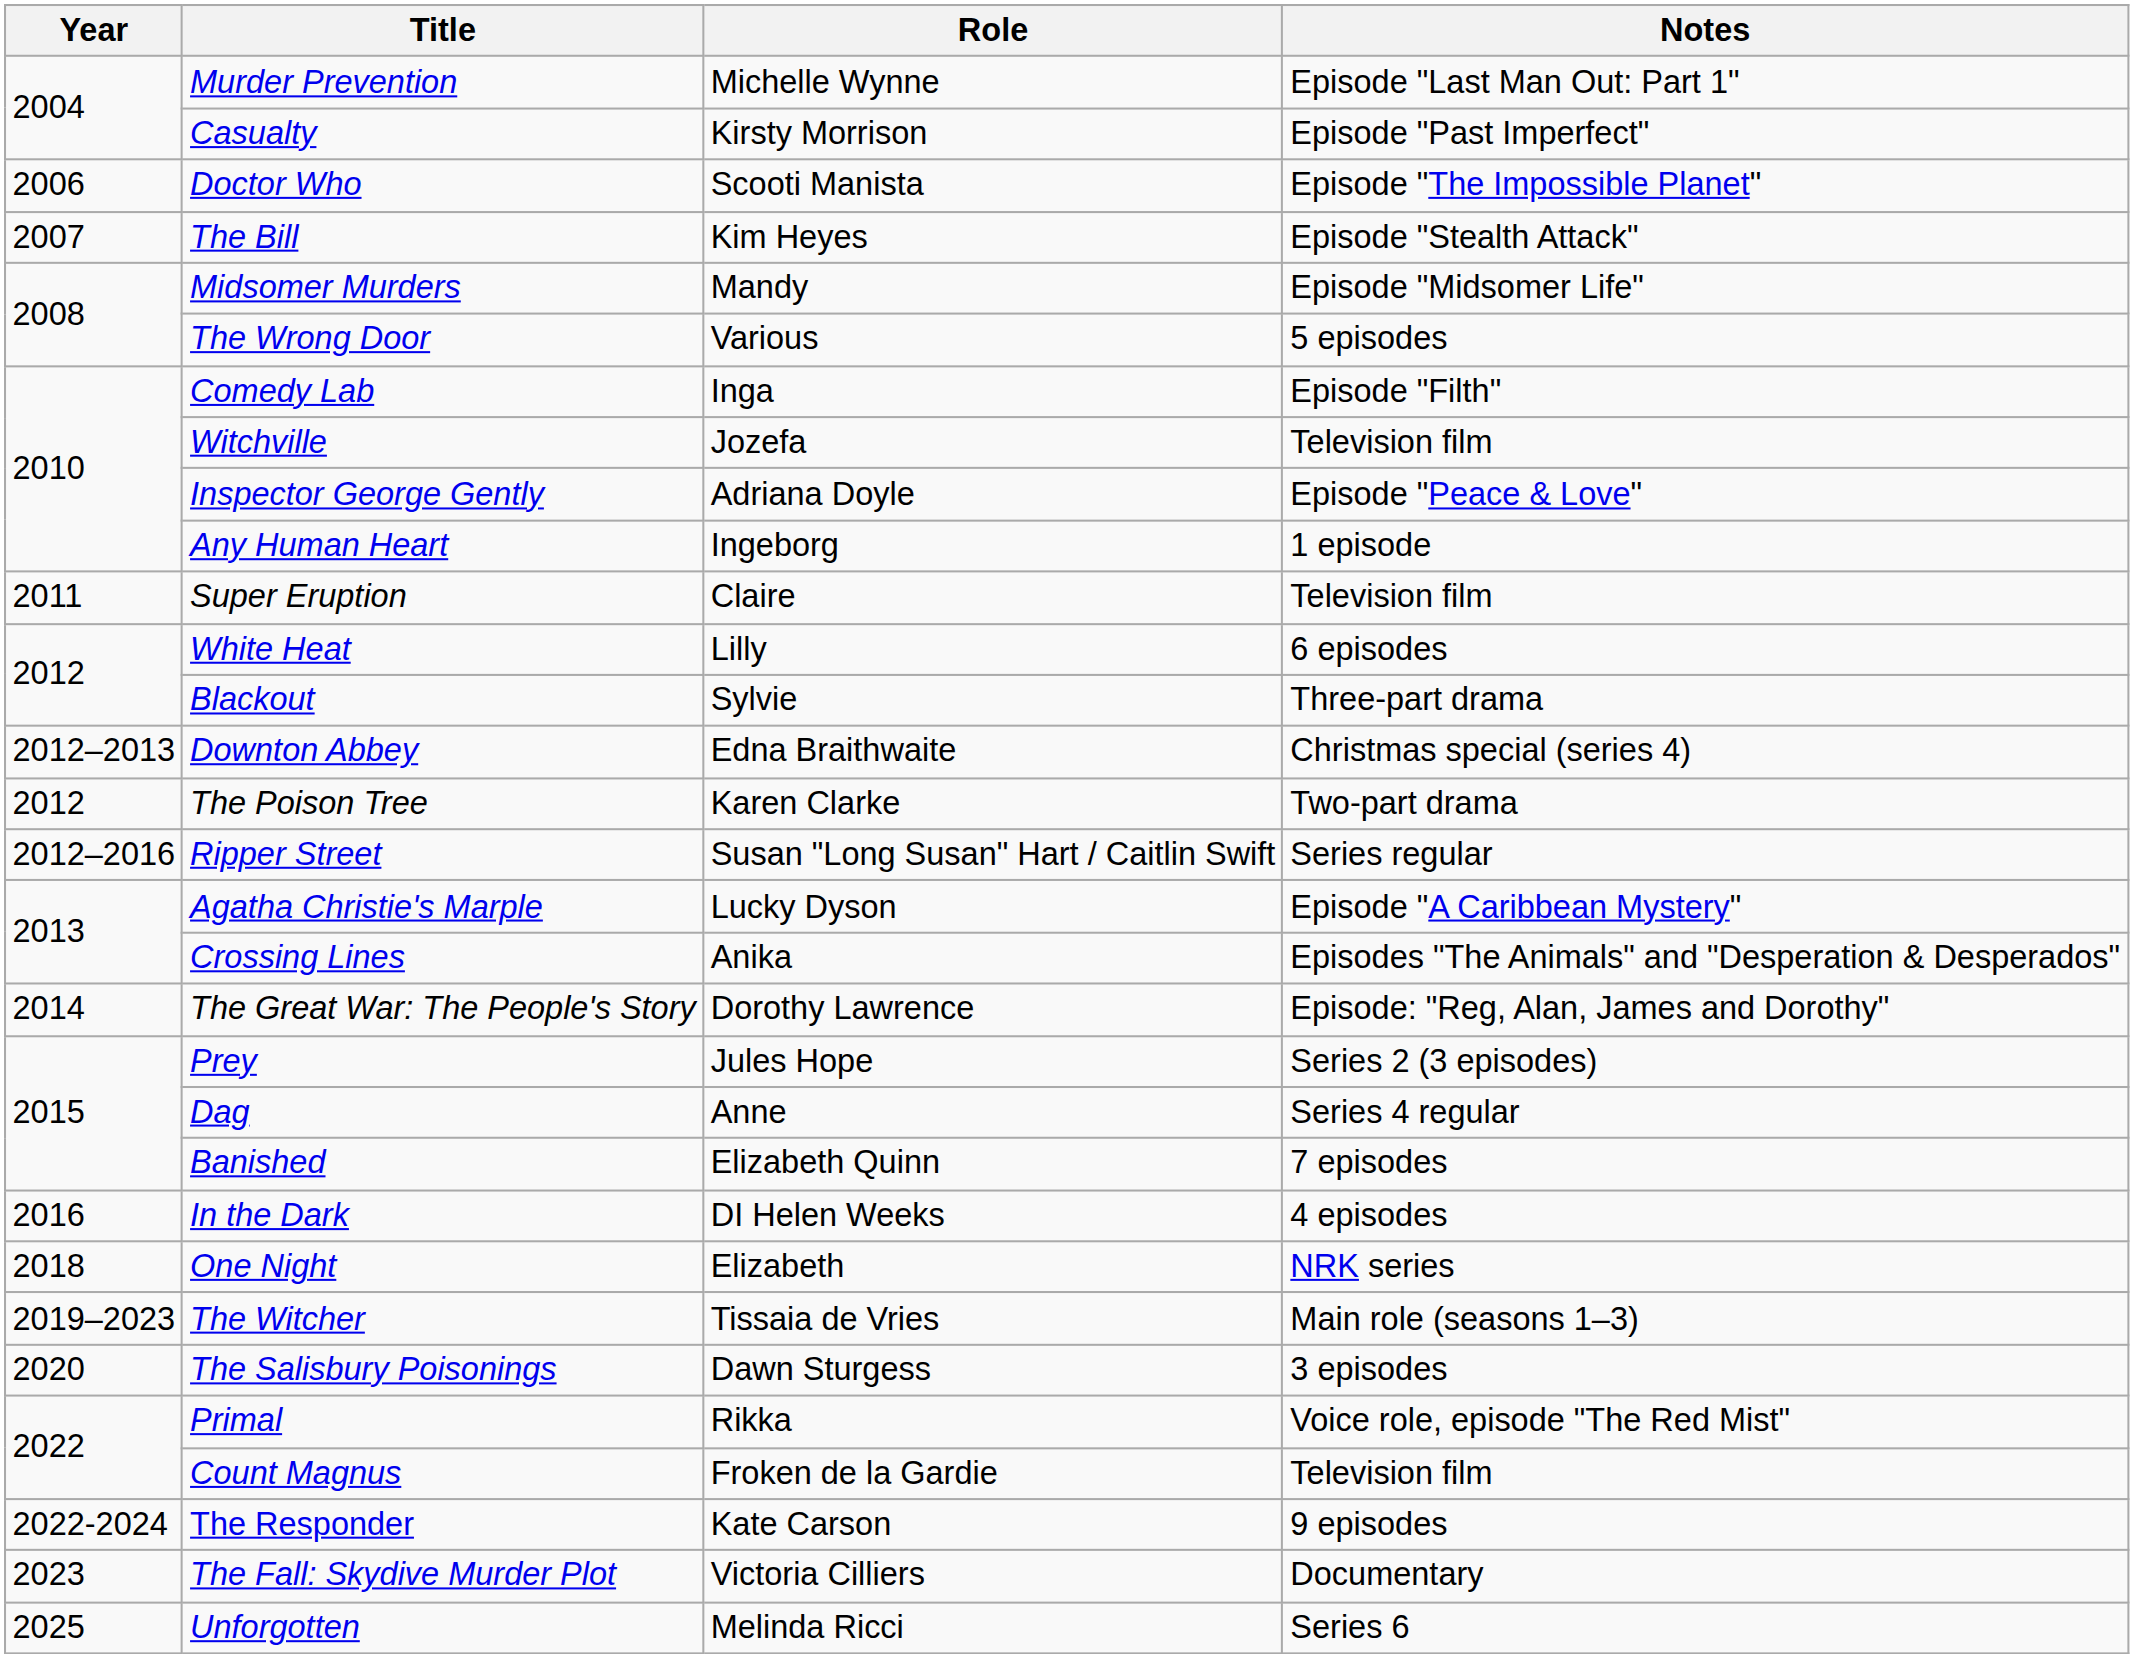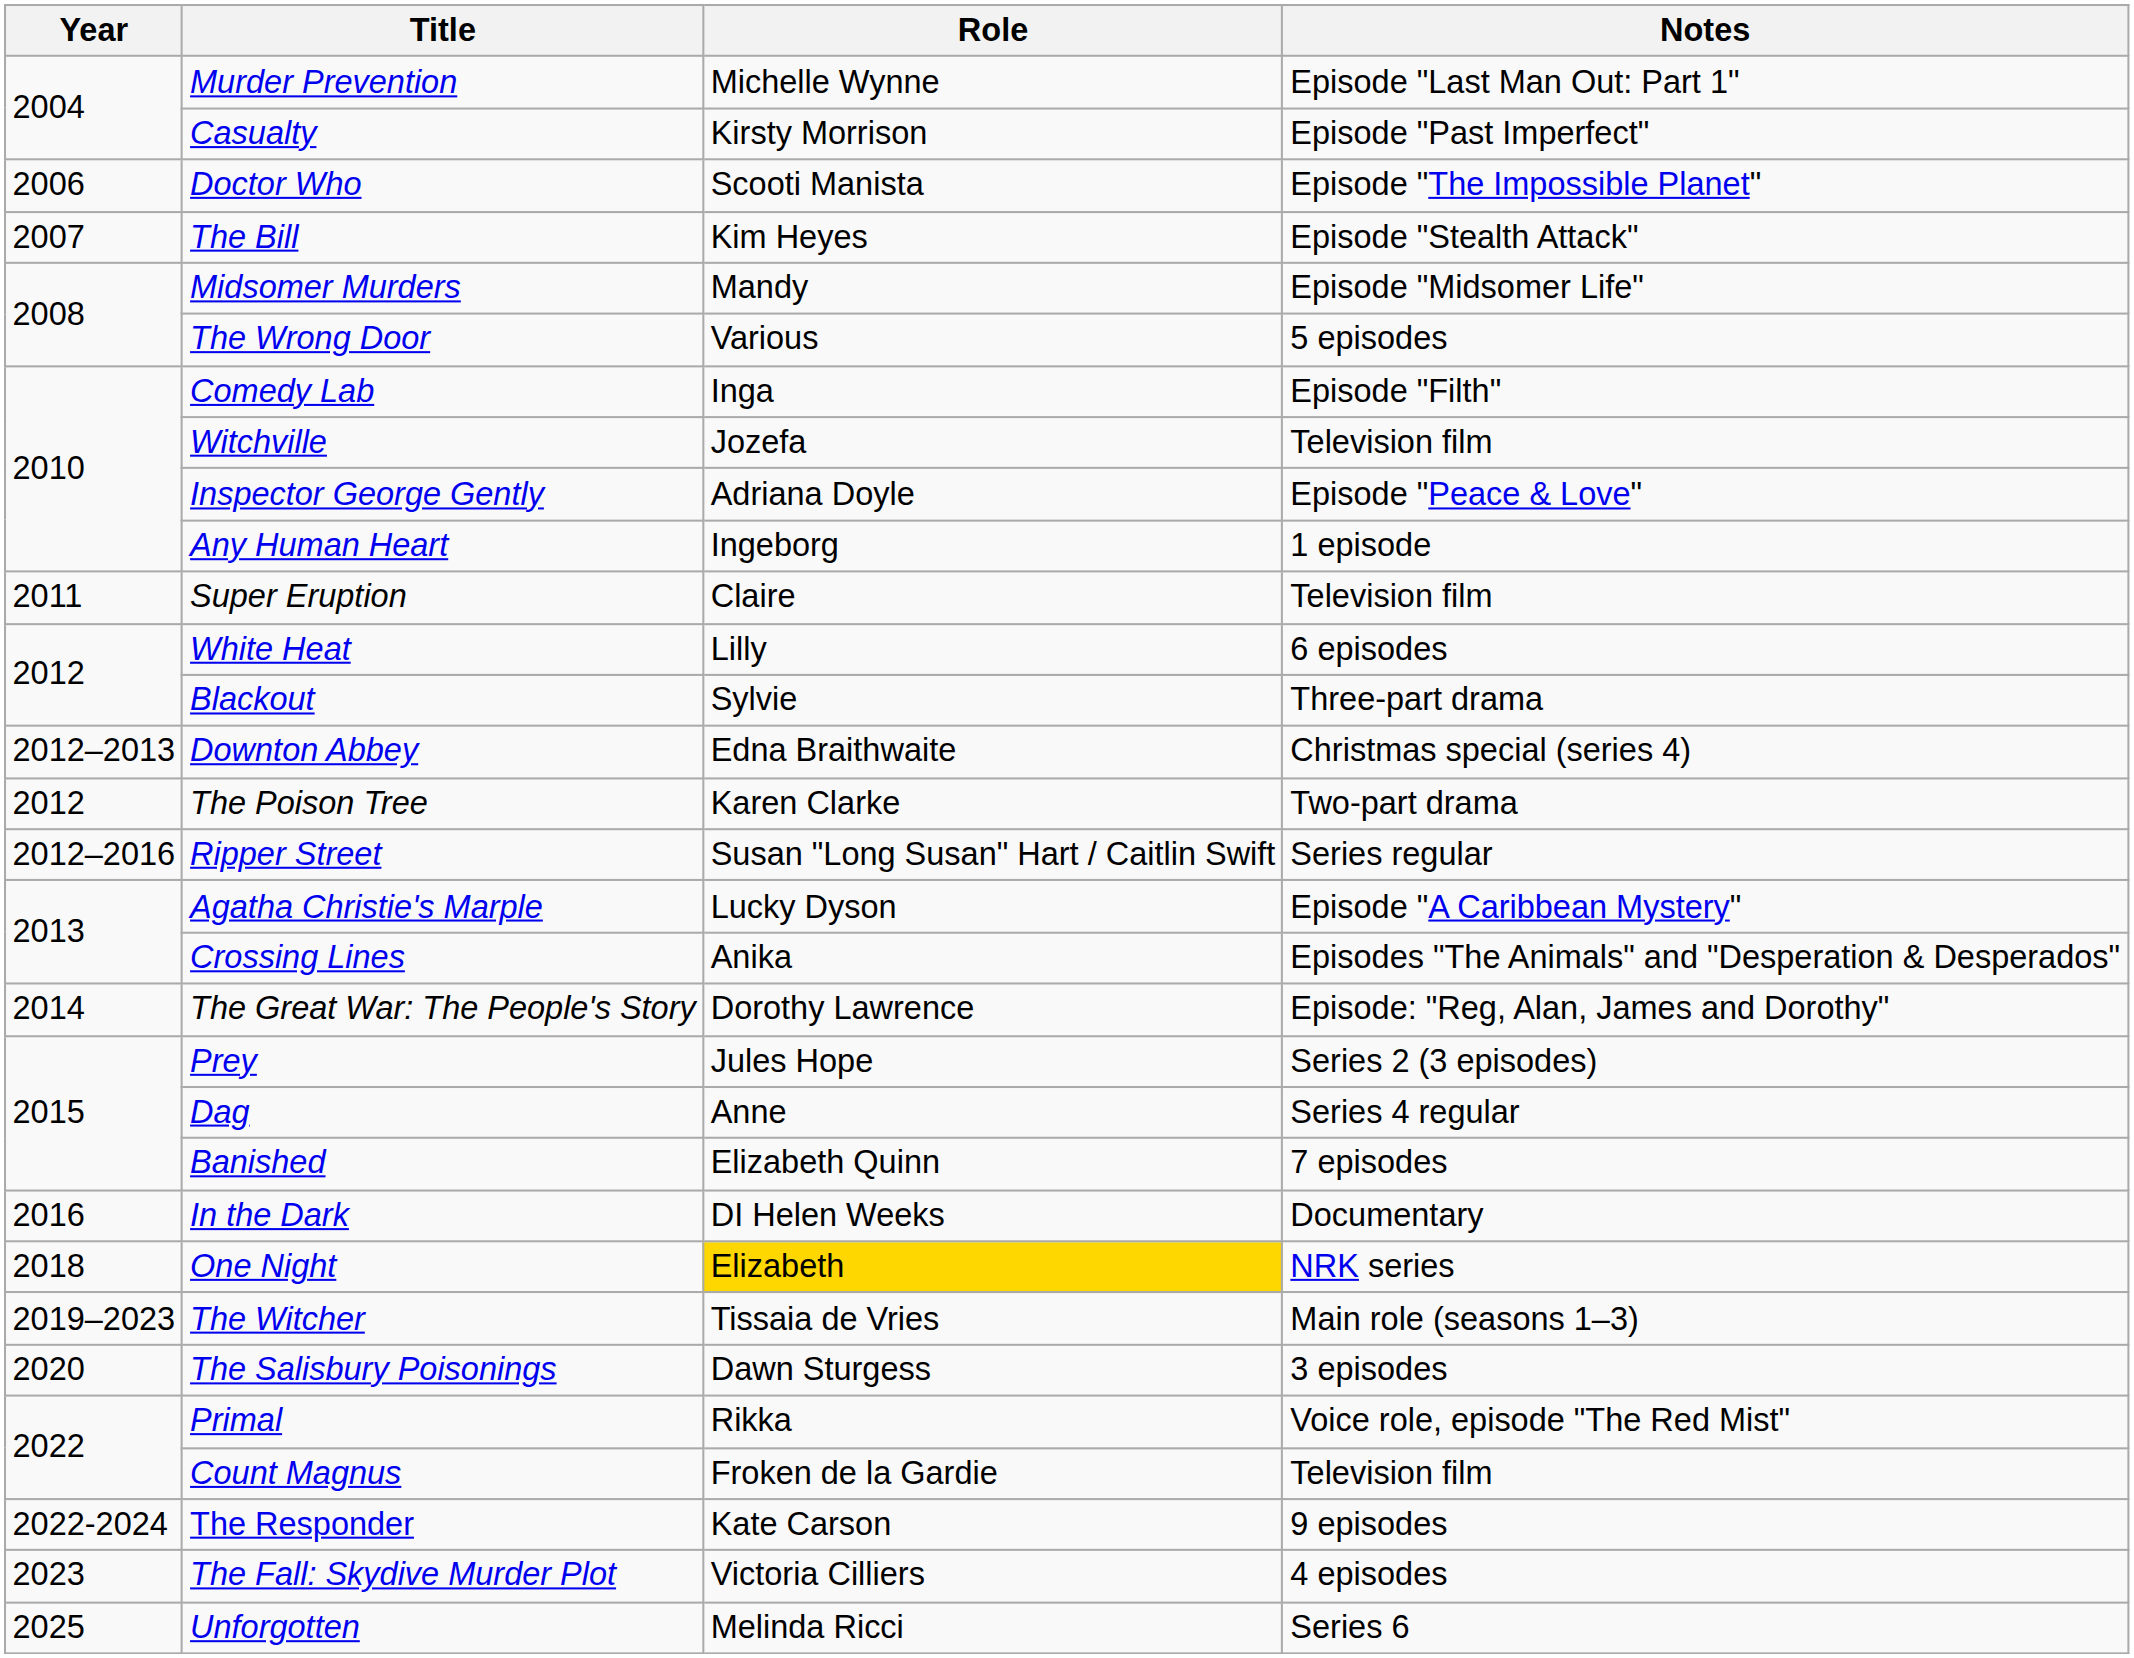(1369, 1215) 4 episodes -> (1387, 1215) Documentary
(778, 1266) no background -> (778, 1266) gold background
(1387, 1575) Documentary -> (1369, 1575) 4 episodes
